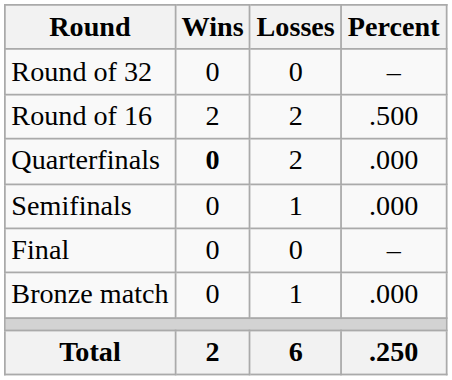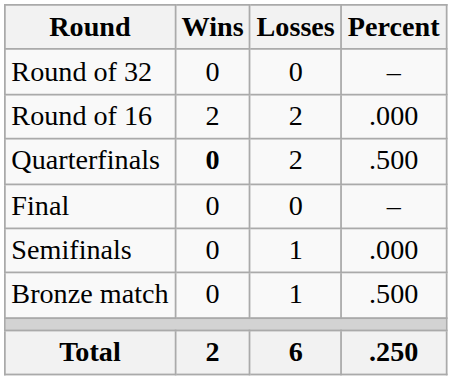(394, 116) .500 -> (394, 116) .000
(394, 160) .000 -> (394, 160) .500
rows swapped: (72, 205) <-> (40, 250)
(394, 294) .000 -> (394, 294) .500
